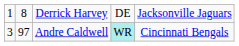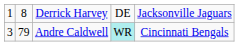(24, 31) 97 -> (24, 31) 79
